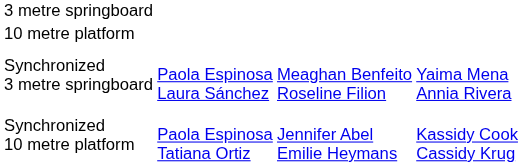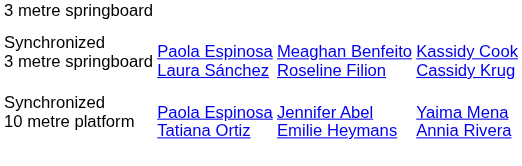- row: (69, 33)
(464, 84) Yaima Mena Annia Rivera -> (467, 61) Kassidy Cook Cassidy Krug
(467, 144) Kassidy Cook Cassidy Krug -> (464, 121) Yaima Mena Annia Rivera
